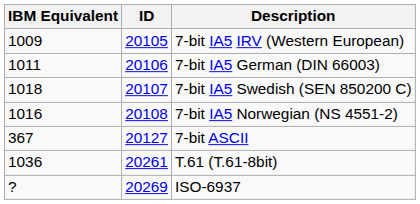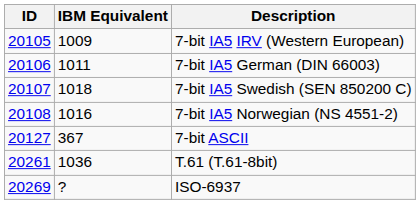columns swapped: (147, 16) <-> (63, 16)
